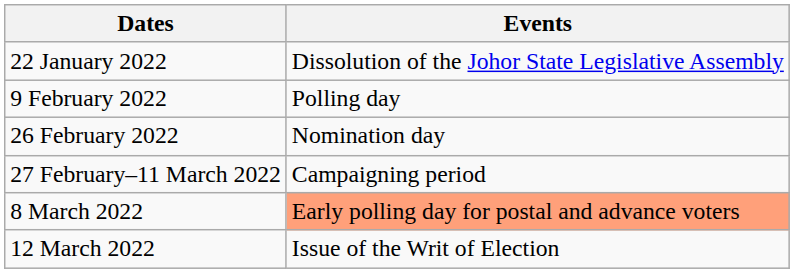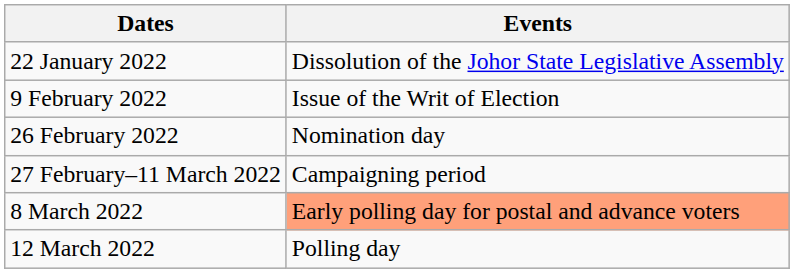(346, 98) Polling day -> (426, 98) Issue of the Writ of Election
(426, 248) Issue of the Writ of Election -> (346, 248) Polling day
